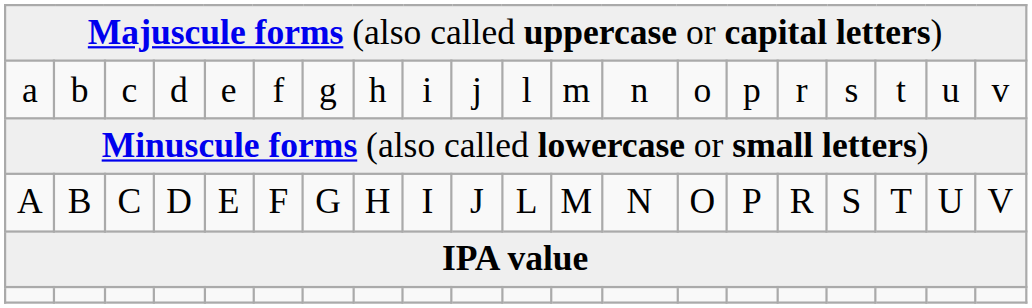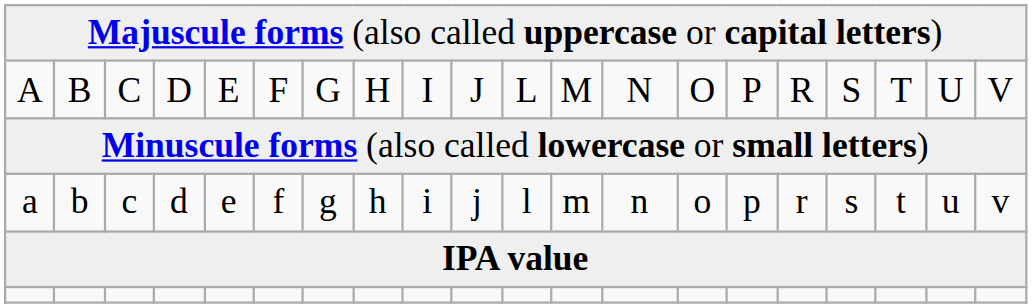rows swapped: (30, 201) <-> (30, 88)
